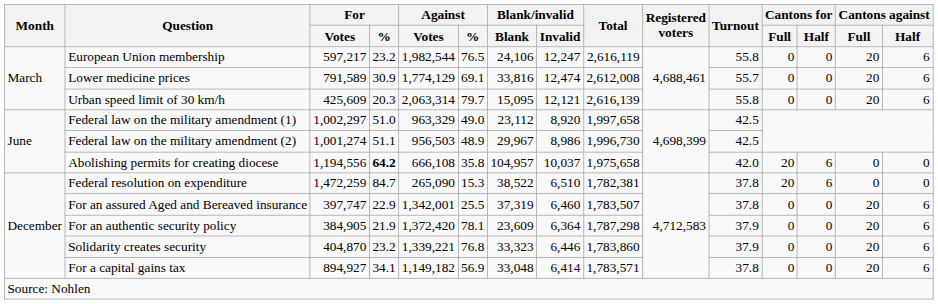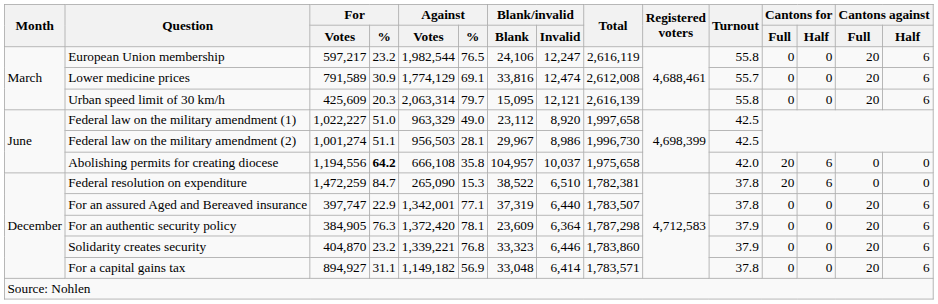(340, 120) 1,002,297 -> (340, 120) 1,022,227
(473, 141) 48.9 -> (473, 141) 28.1
(473, 204) 25.5 -> (473, 204) 77.1
(565, 204) 6,460 -> (565, 204) 6,440
(384, 225) 21.9 -> (384, 225) 76.3
(384, 267) 34.1 -> (384, 267) 31.1
